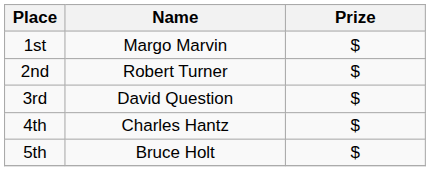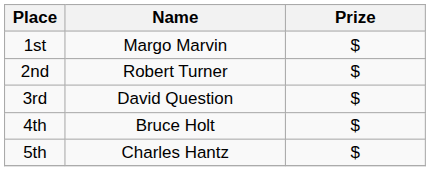(175, 125) Charles Hantz -> (175, 125) Bruce Holt
(175, 152) Bruce Holt -> (175, 152) Charles Hantz
